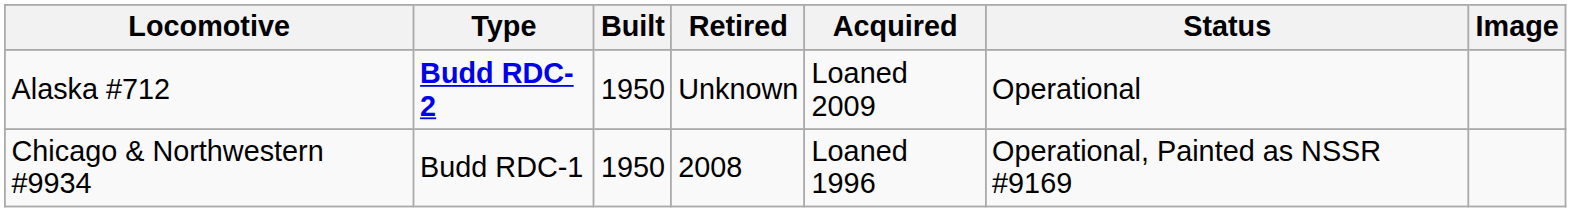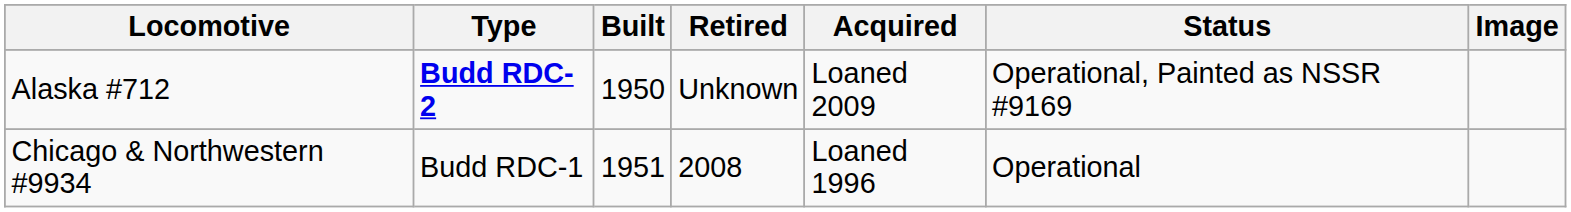(1067, 89) Operational -> (1187, 89) Operational, Painted as NSSR #9169
(633, 167) 1950 -> (633, 167) 1951
(1187, 167) Operational, Painted as NSSR #9169 -> (1067, 167) Operational
